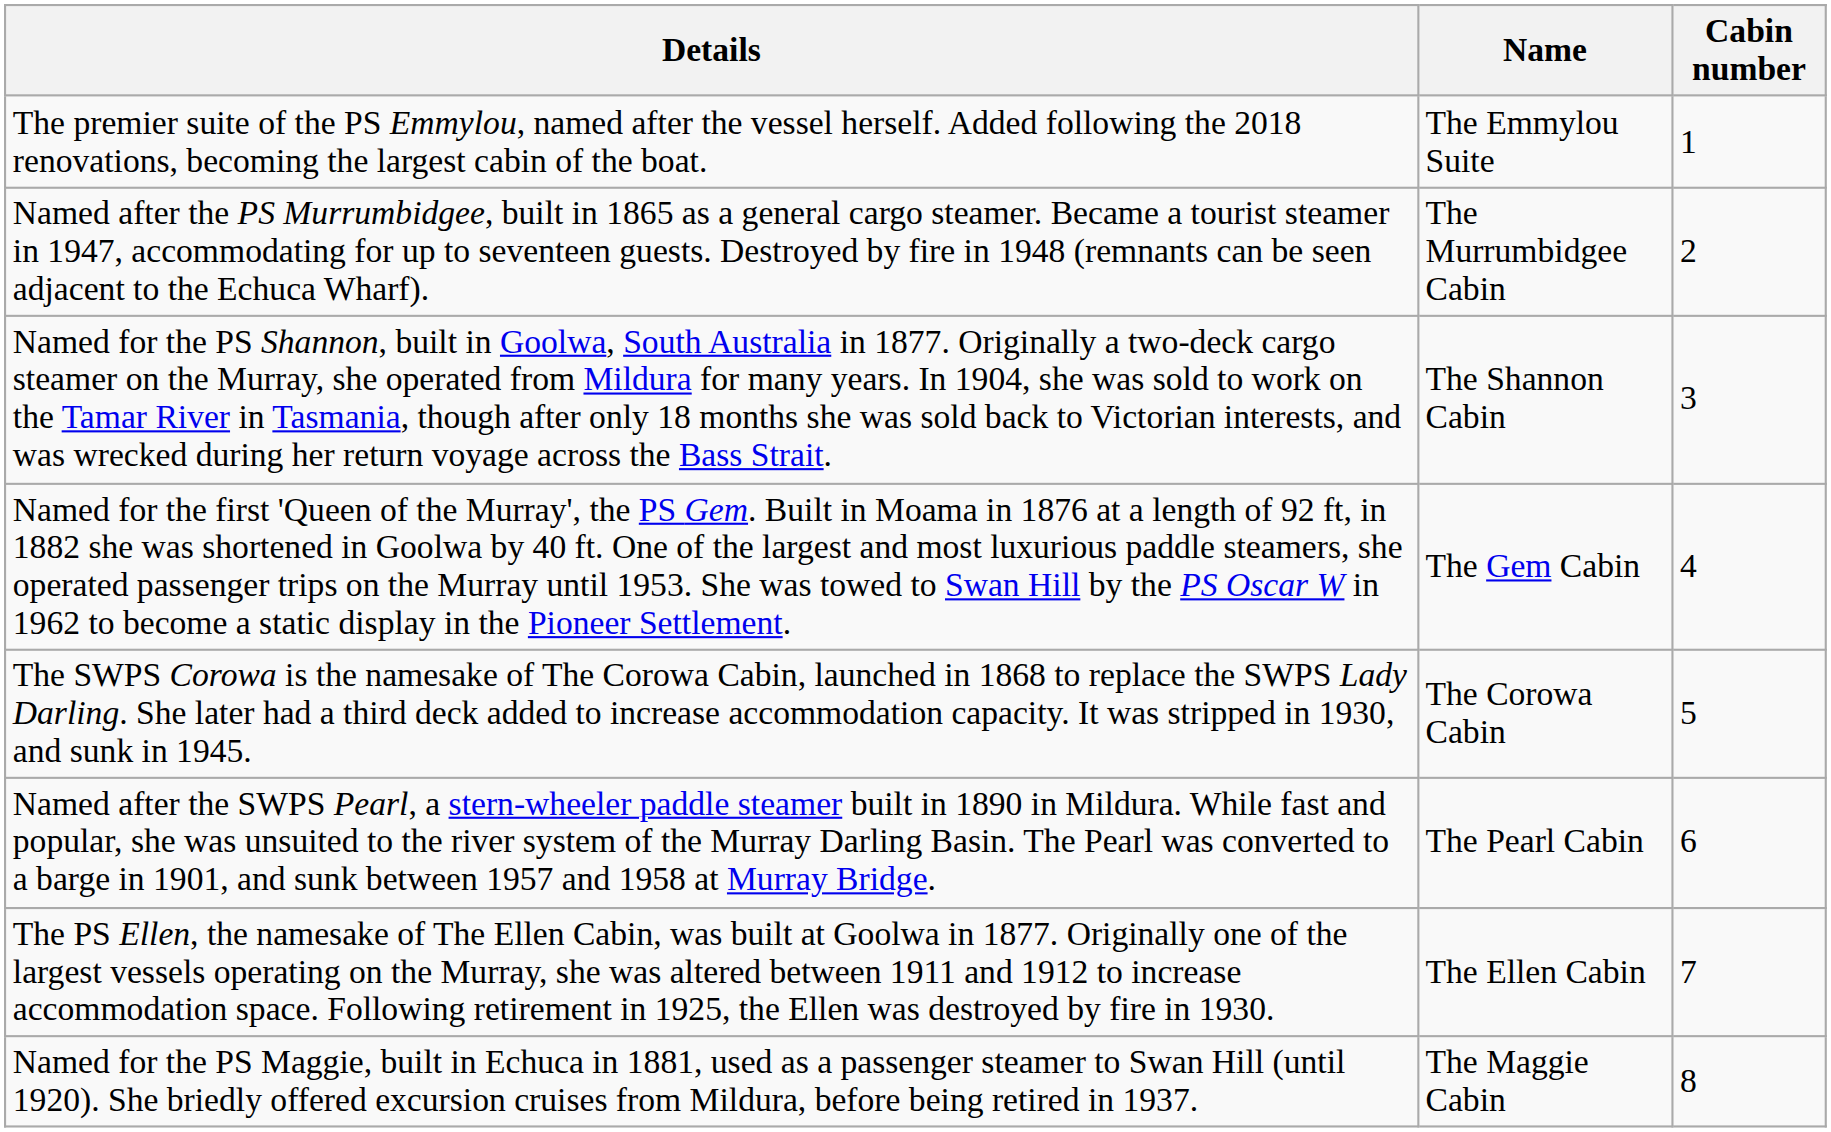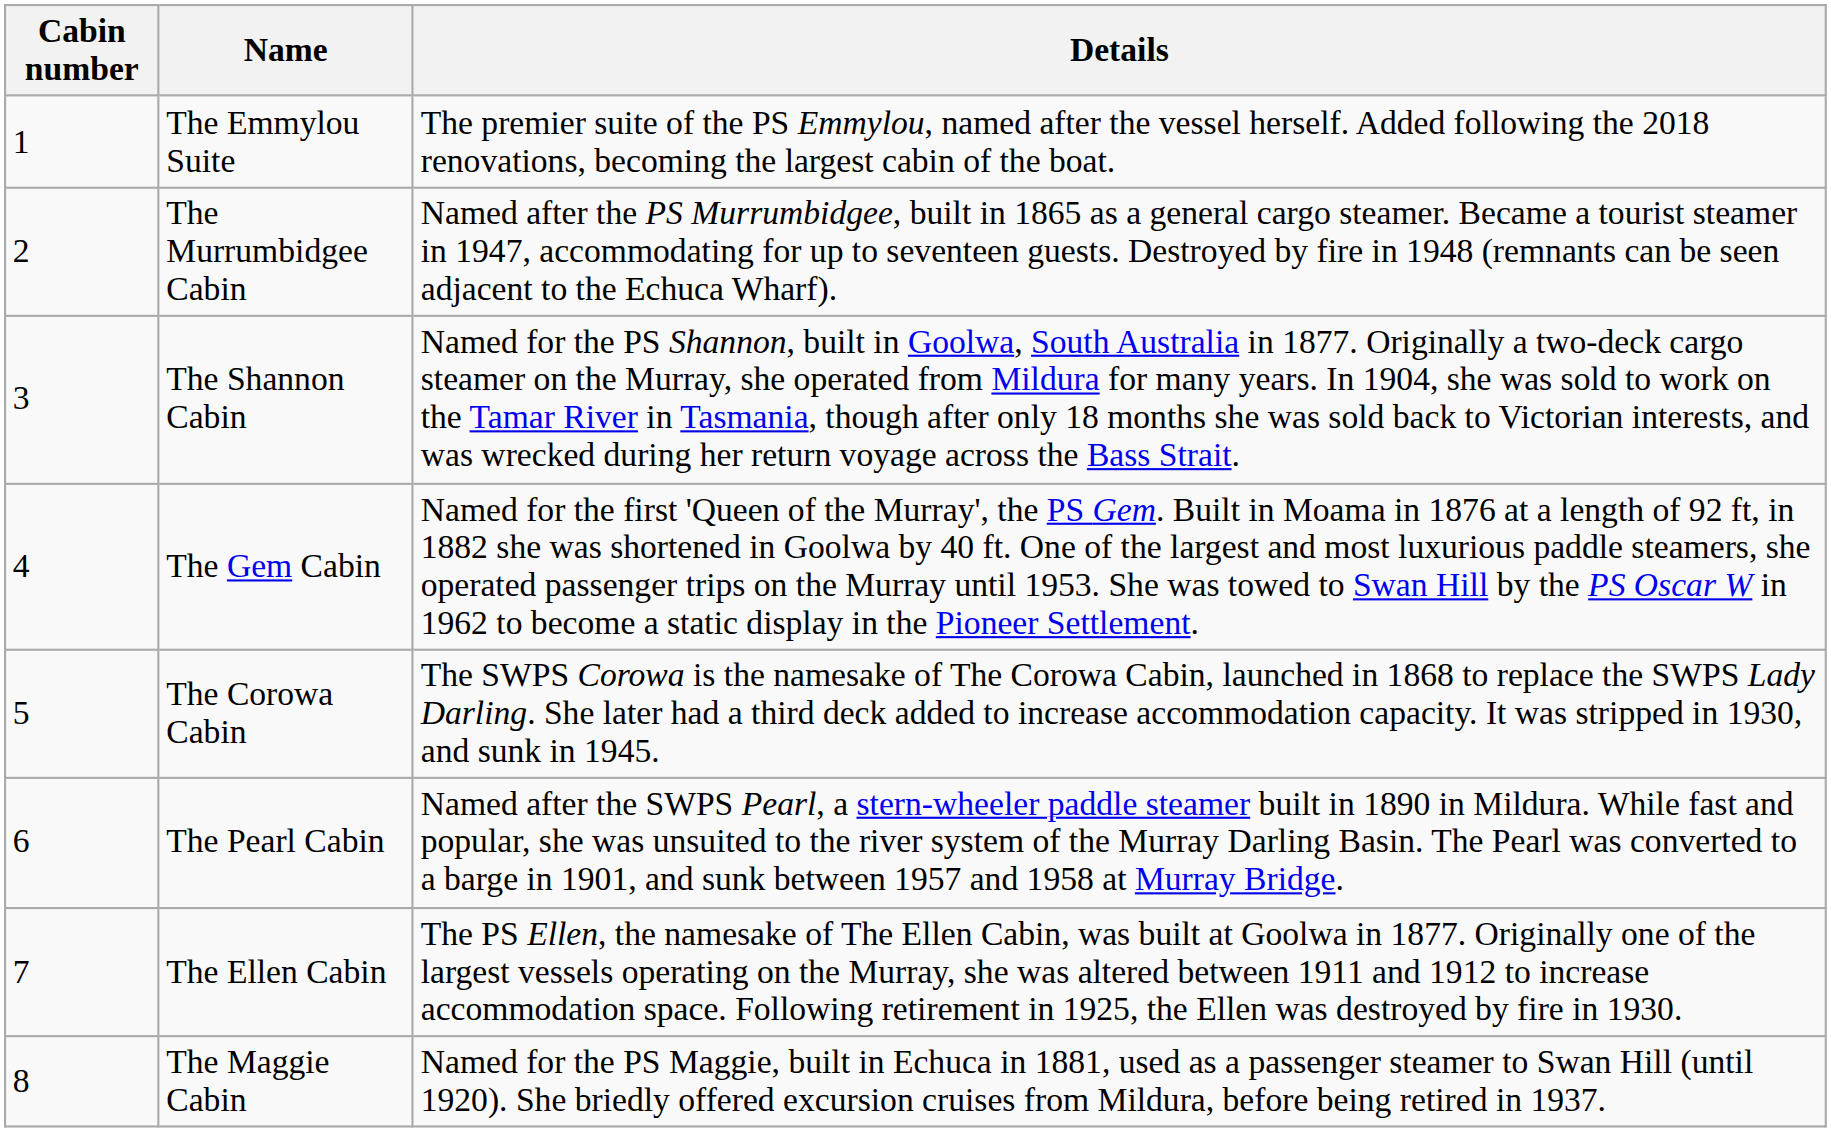columns swapped: (1749, 50) <-> (711, 50)
